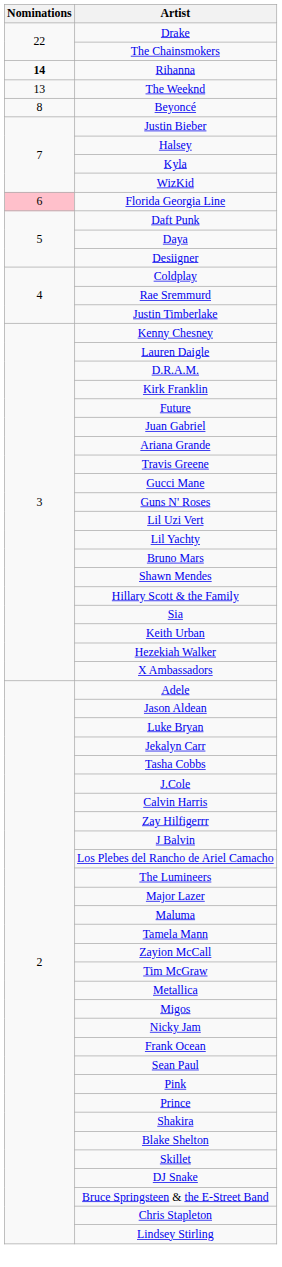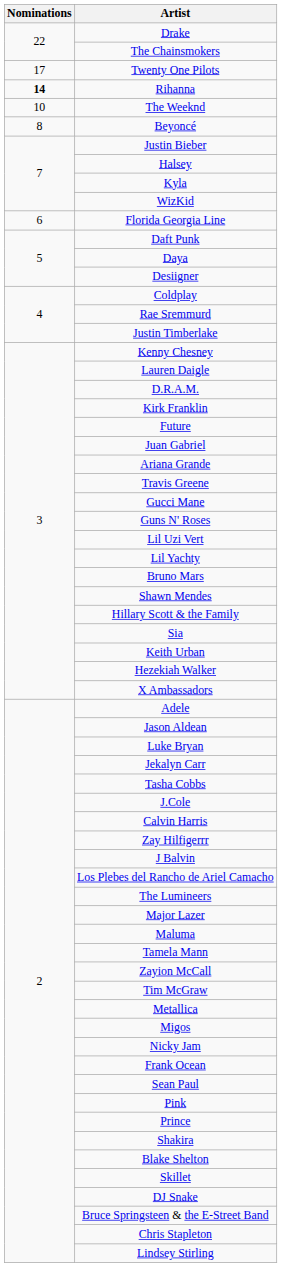+ row: (175, 70)
(39, 88) 13 -> (39, 107) 10
(39, 201) pink background -> (39, 220) no background
